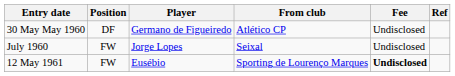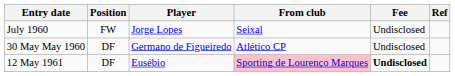rows swapped: (46, 29) <-> (27, 46)
(108, 63) FW -> (108, 63) DF
(302, 63) no background -> (302, 63) pink background
